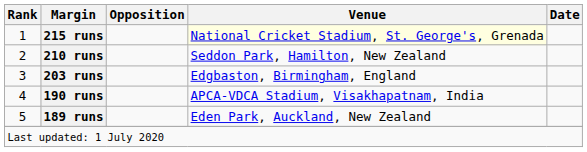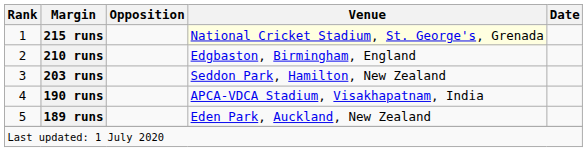(318, 55) Seddon Park, Hamilton, New Zealand -> (303, 55) Edgbaston, Birmingham, England
(303, 76) Edgbaston, Birmingham, England -> (318, 76) Seddon Park, Hamilton, New Zealand
